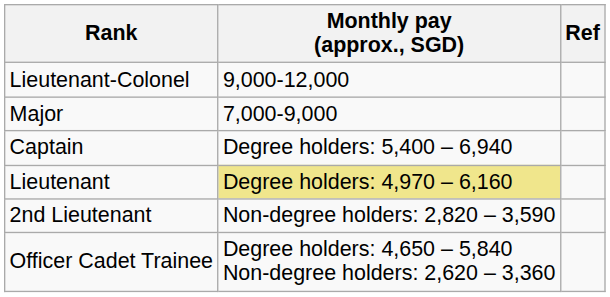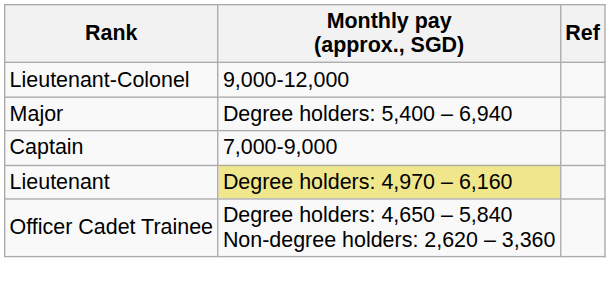(280, 113) 7,000-9,000 -> (368, 113) Degree holders: 5,400 – 6,940
(368, 147) Degree holders: 5,400 – 6,940 -> (280, 147) 7,000-9,000
- row: (81, 215)
